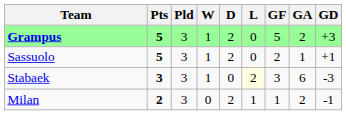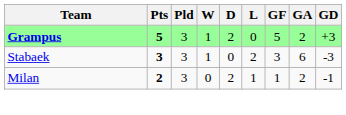- row: (31, 57)
(253, 78) lightyellow background -> (253, 57) no background
